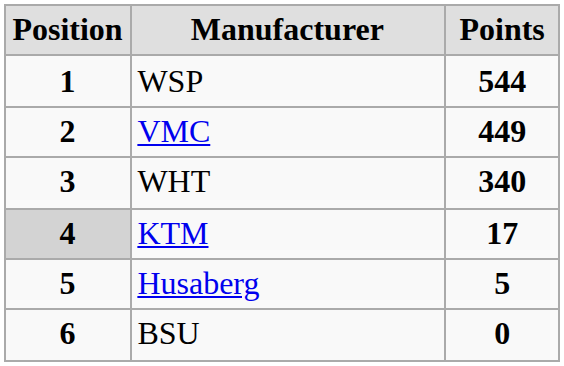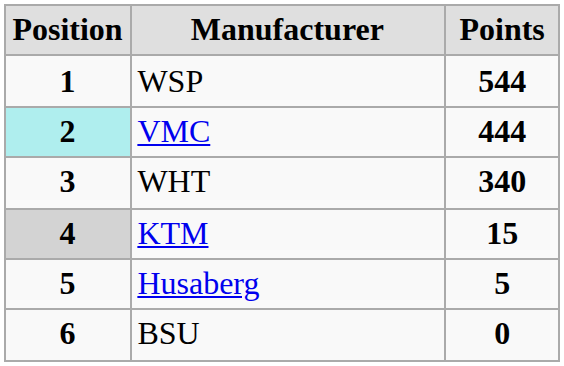(68, 131) no background -> (68, 131) paleturquoise background
(502, 131) 449 -> (502, 131) 444
(502, 232) 17 -> (502, 232) 15
